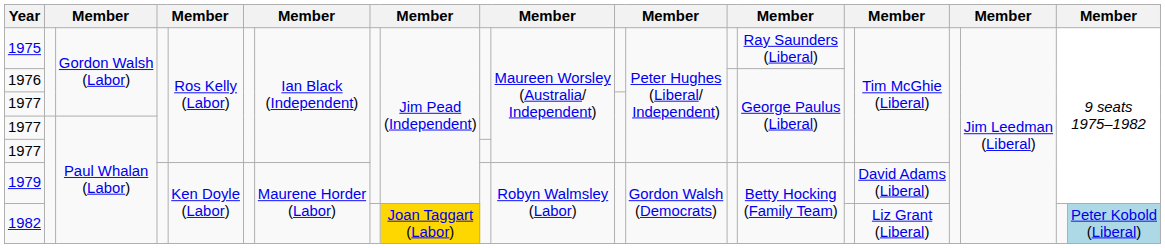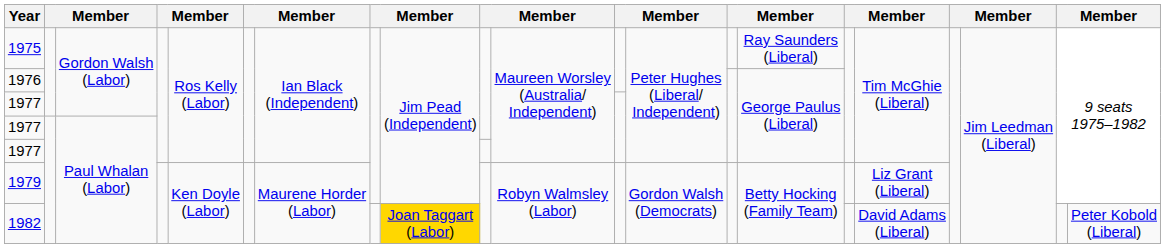(902, 183) David Adams (Liberal) -> (902, 183) Liz Grant (Liberal)
(902, 223) Liz Grant (Liberal) -> (902, 223) David Adams (Liberal)
(1114, 223) lightblue background -> (1114, 223) no background
